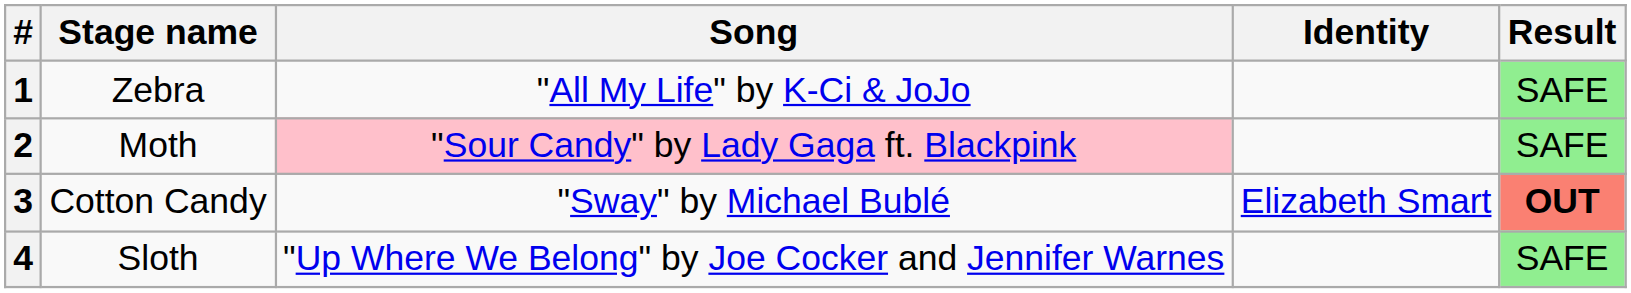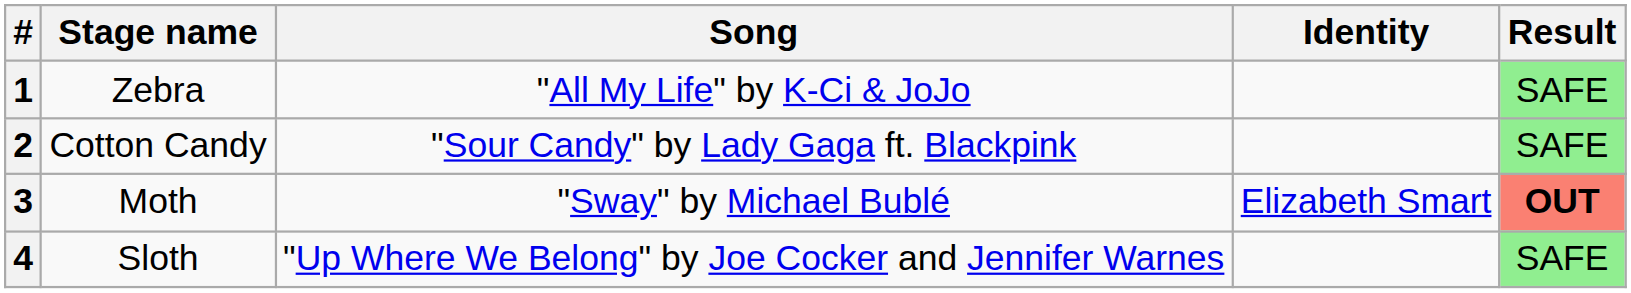(158, 145) Moth -> (158, 145) Cotton Candy
(754, 145) pink background -> (754, 145) no background
(158, 201) Cotton Candy -> (158, 201) Moth
